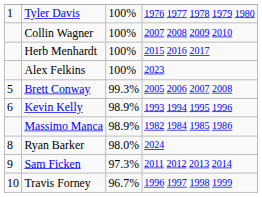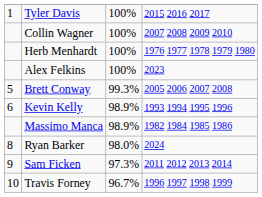(199, 13) 1976 1977 1978 1979 1980 -> (177, 13) 2015 2016 2017
(177, 51) 2015 2016 2017 -> (199, 51) 1976 1977 1978 1979 1980
